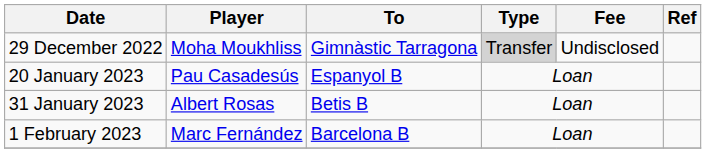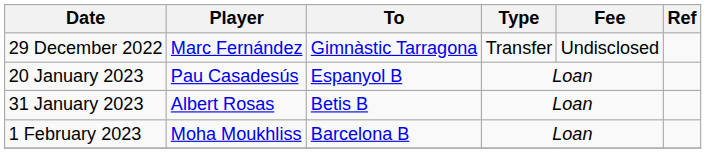(236, 47) Moha Moukhliss -> (237, 47) Marc Fernández
(519, 47) lightgrey background -> (519, 47) no background
(237, 133) Marc Fernández -> (236, 133) Moha Moukhliss
